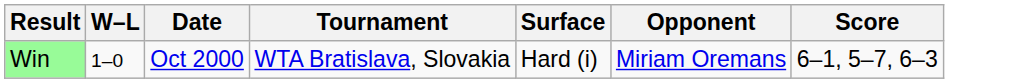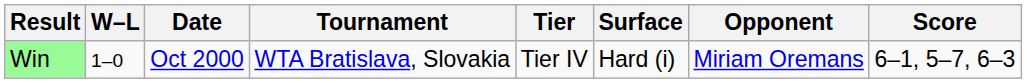+ column: (554, 22)
